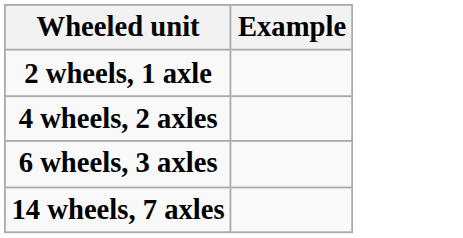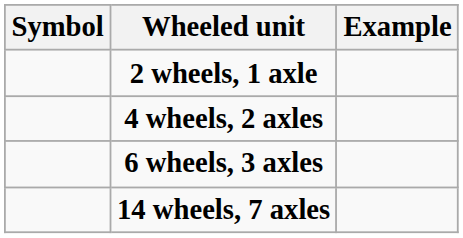+ column: (58, 27)
